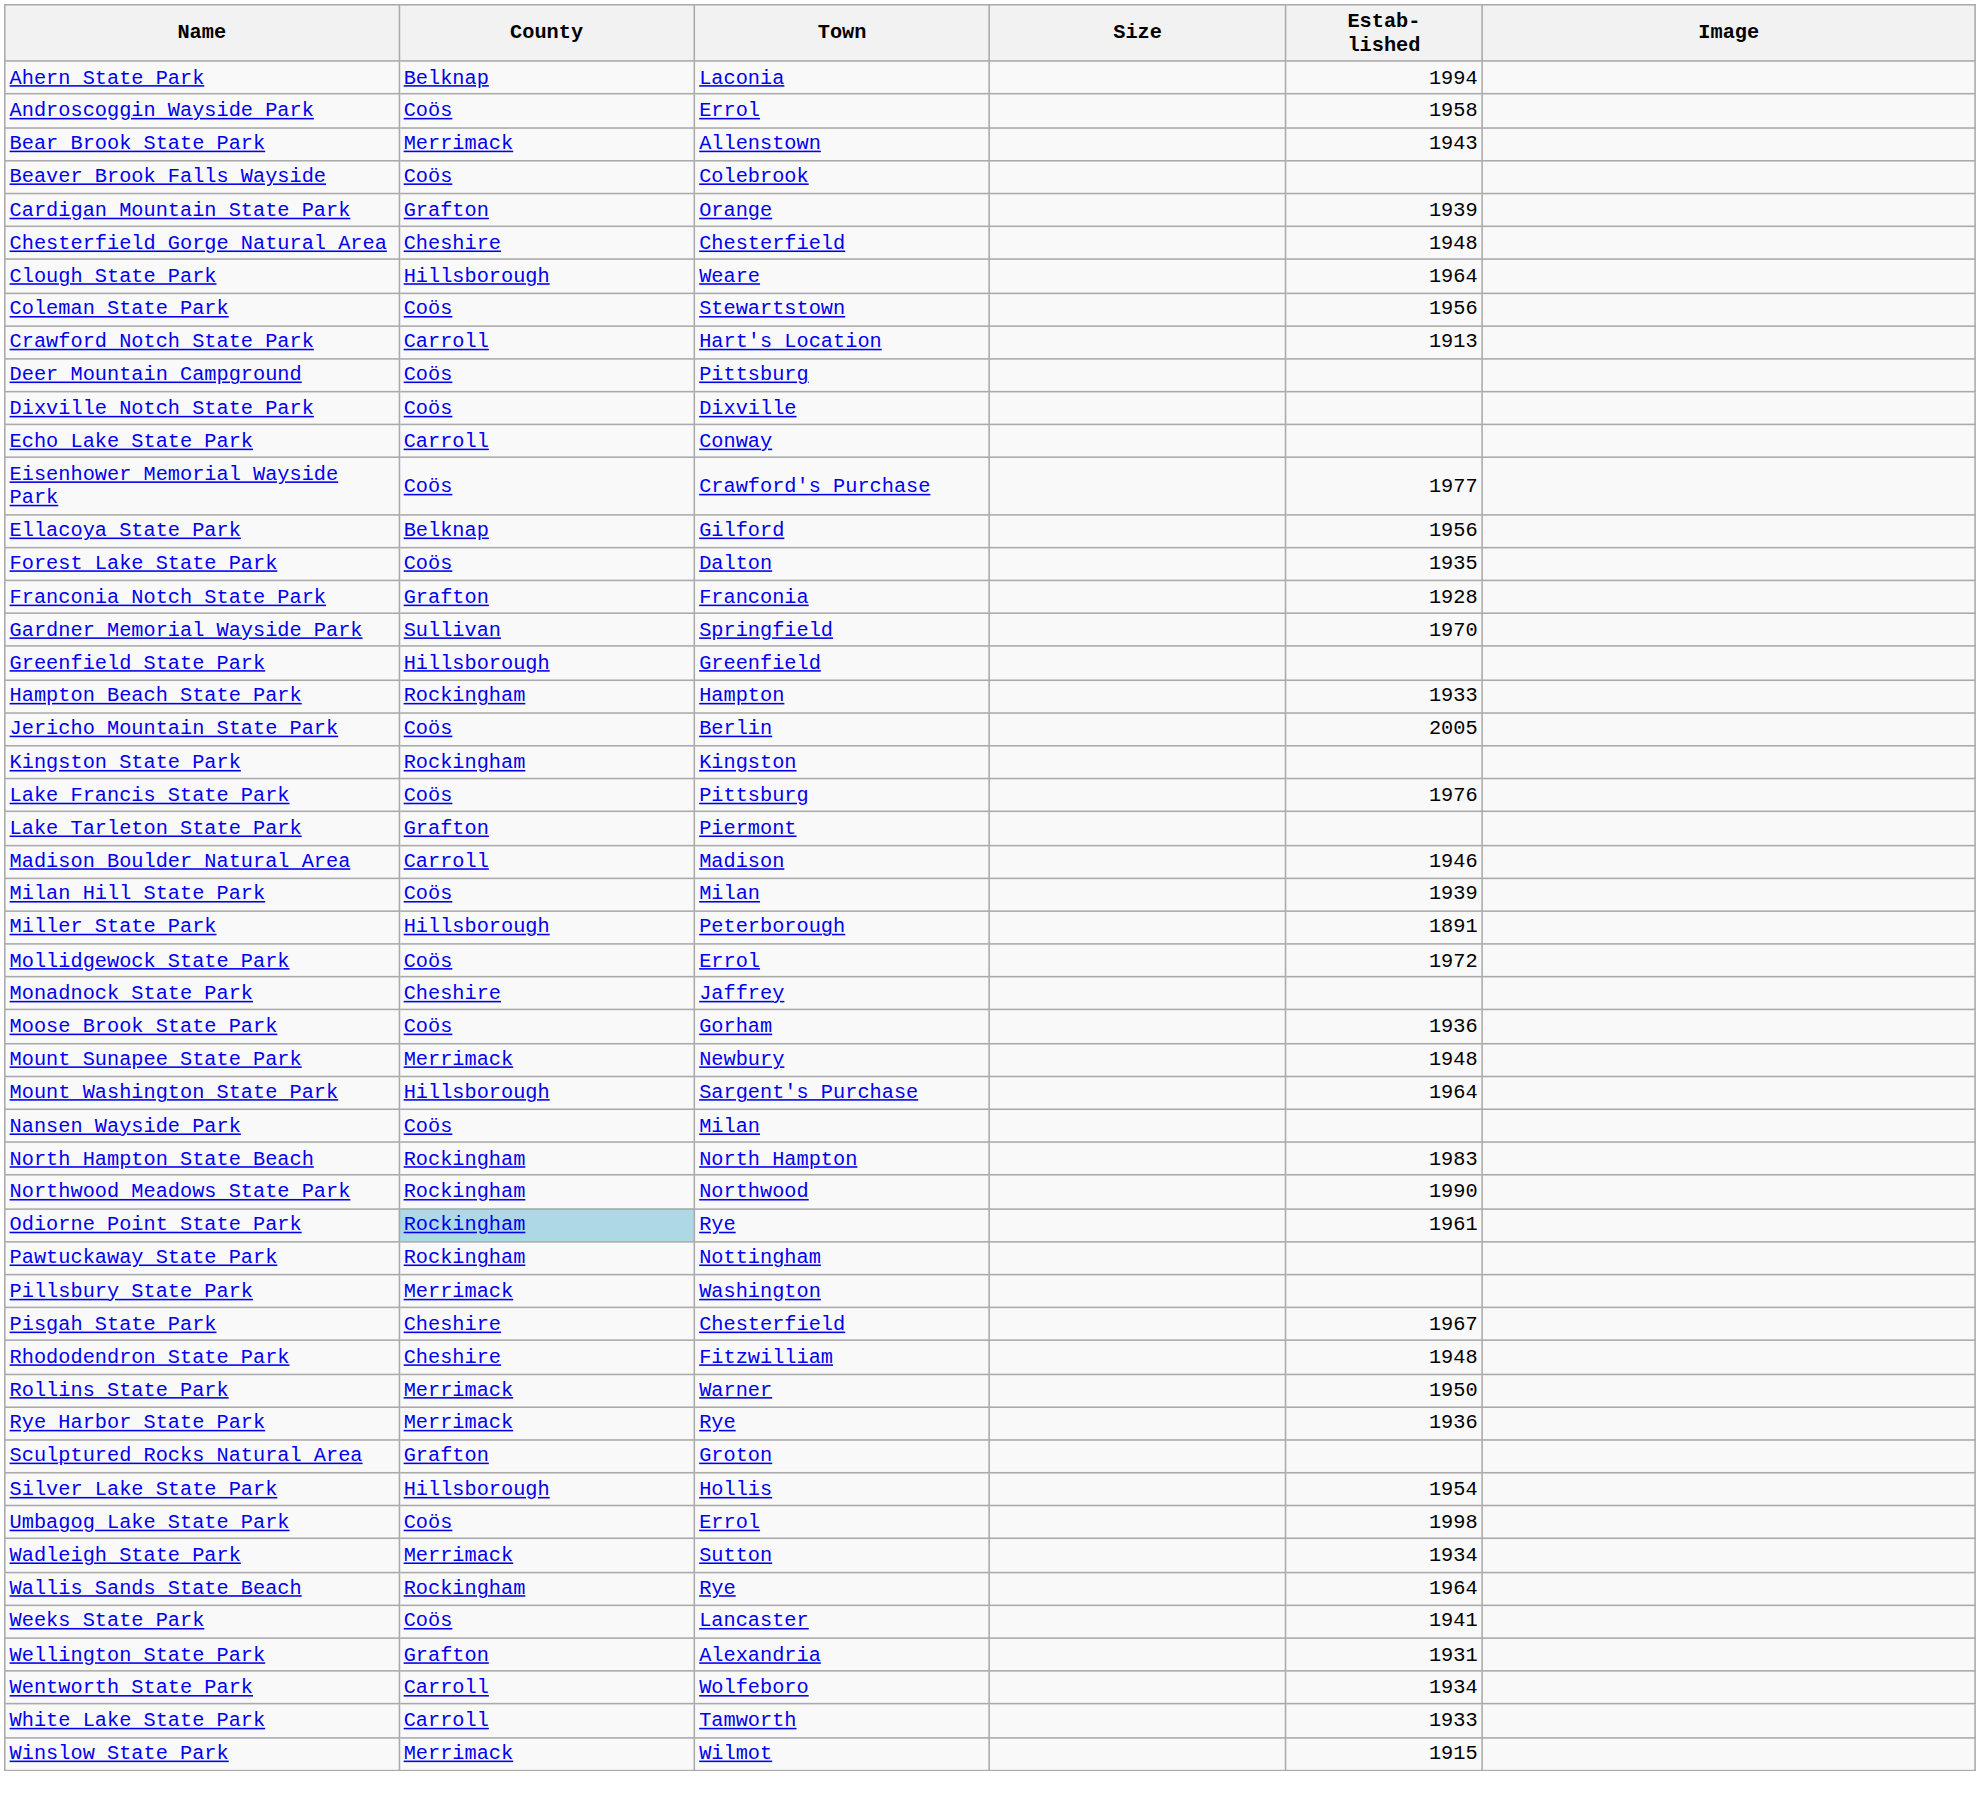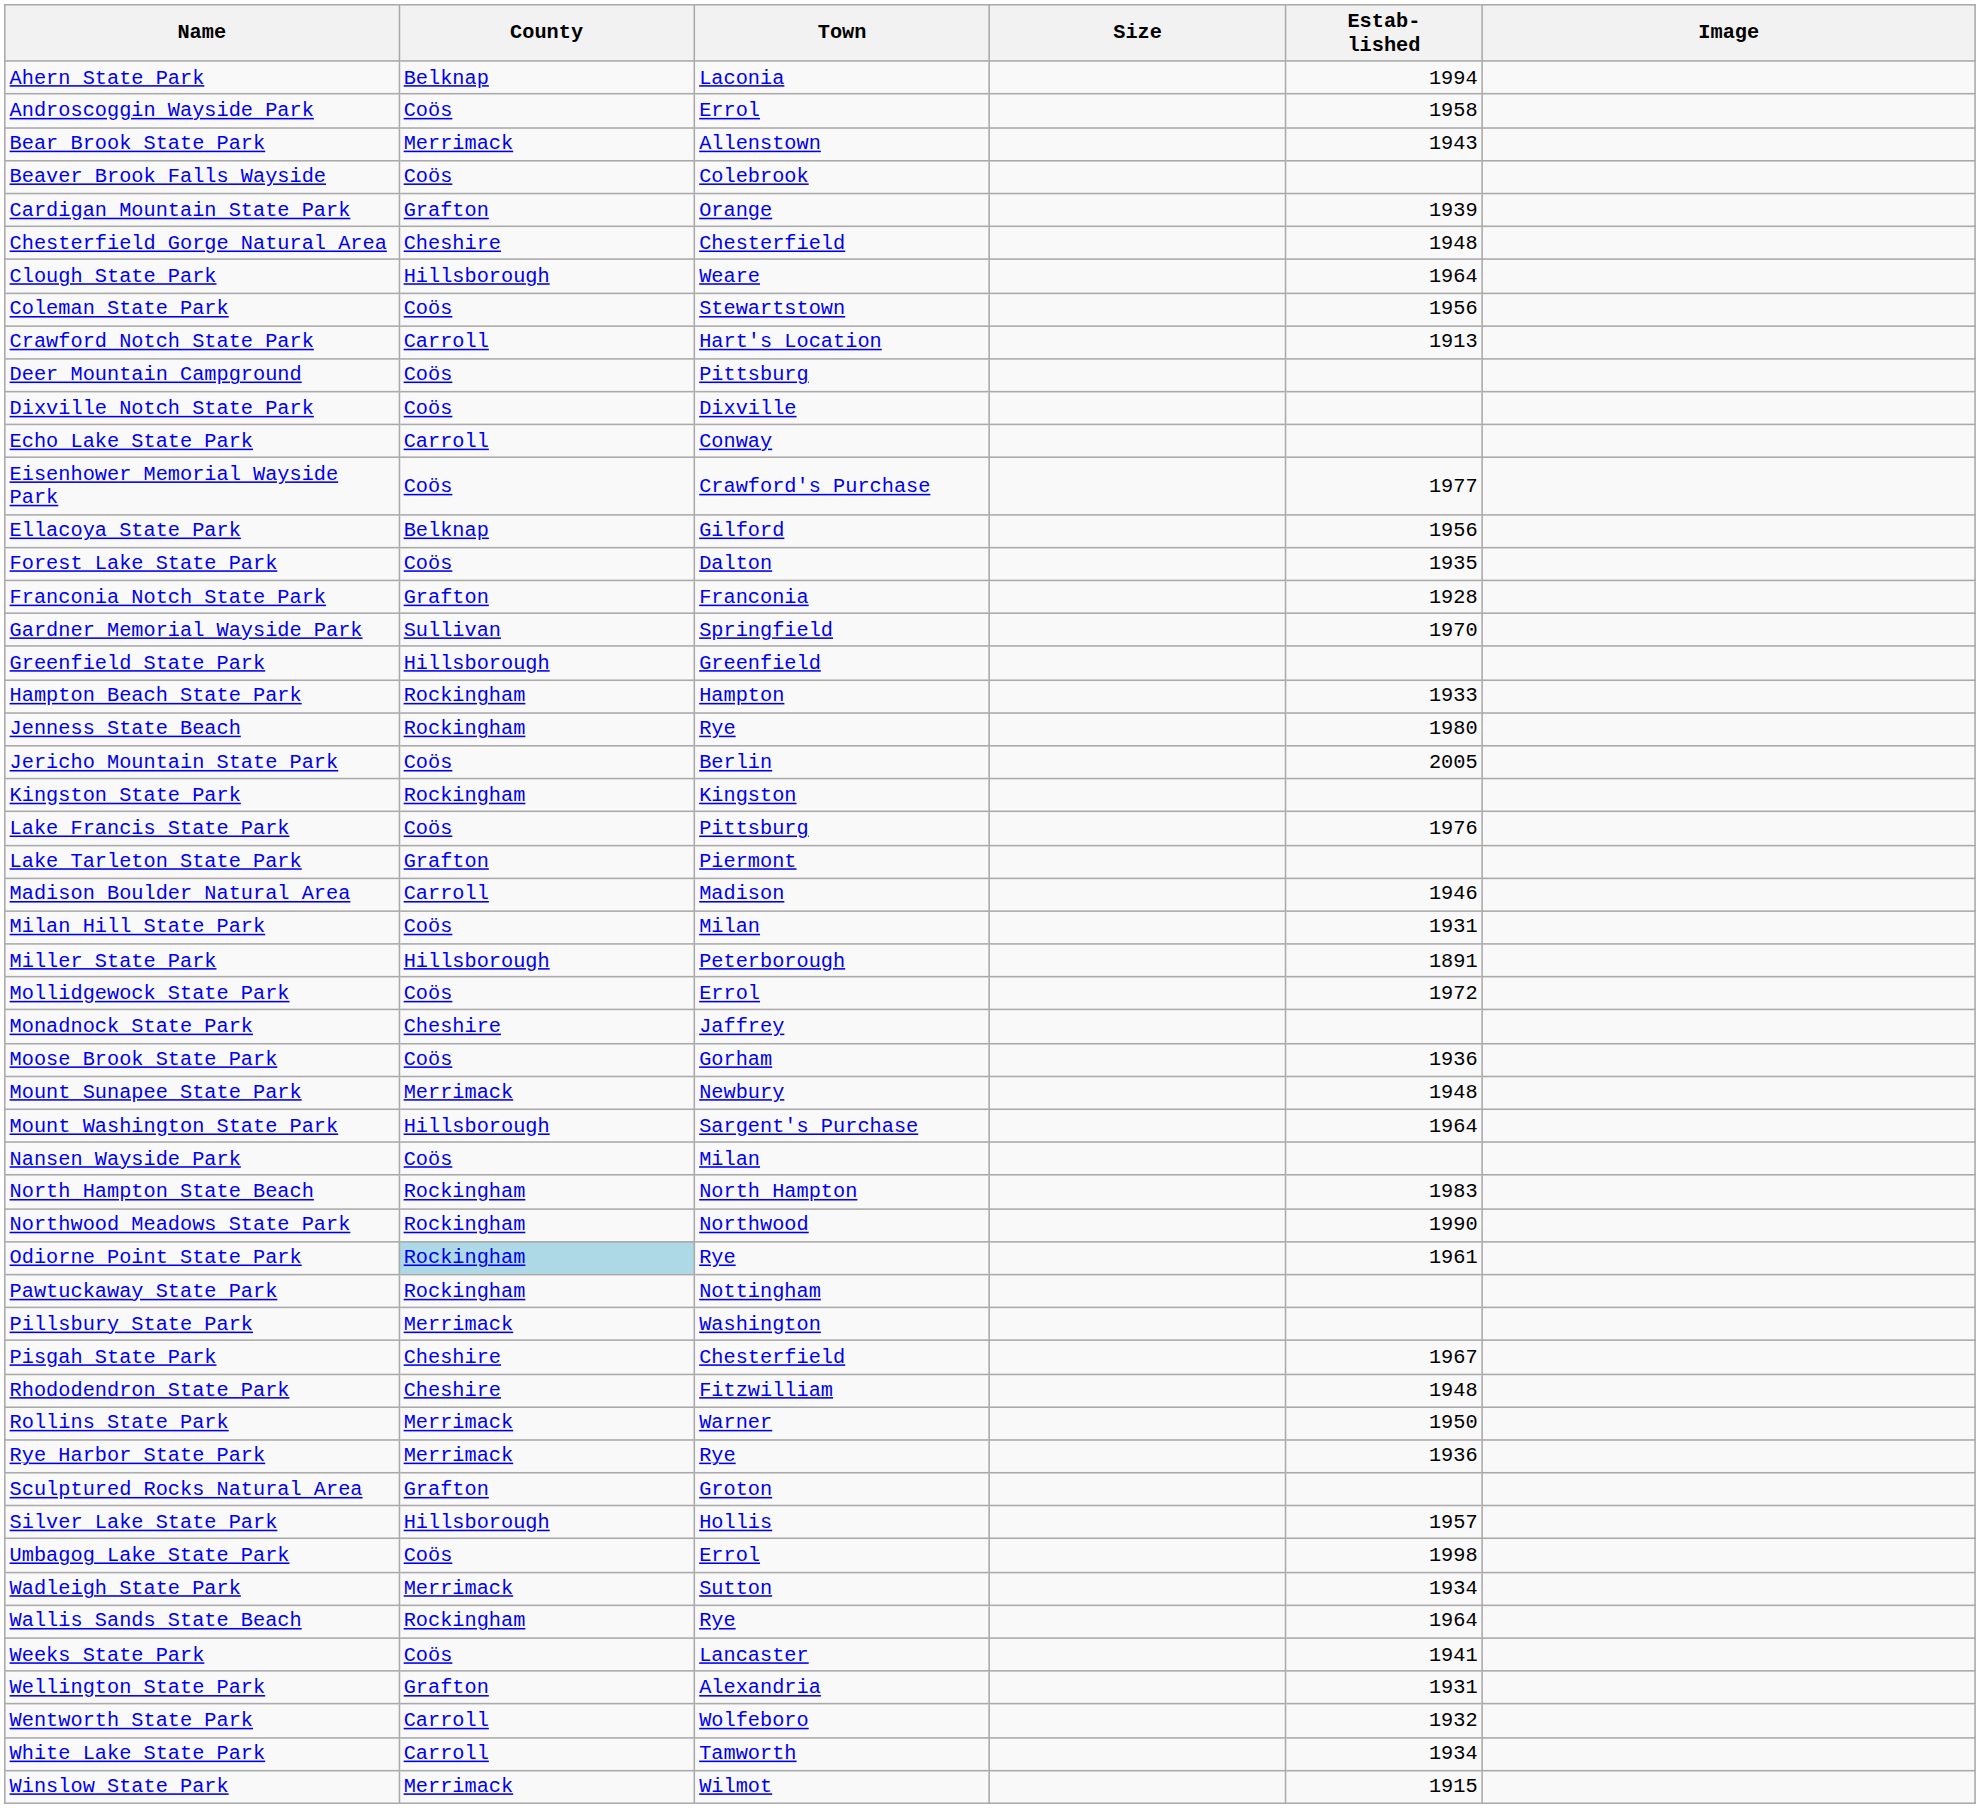+ row: (125, 729)
(1453, 894) 1939 -> (1453, 927) 1931
(1453, 1489) 1954 -> (1453, 1522) 1957
(1453, 1688) 1934 -> (1453, 1721) 1932
(1453, 1721) 1933 -> (1453, 1754) 1934
